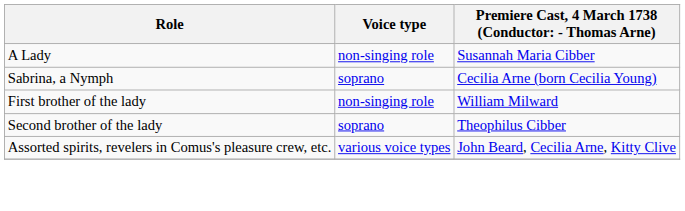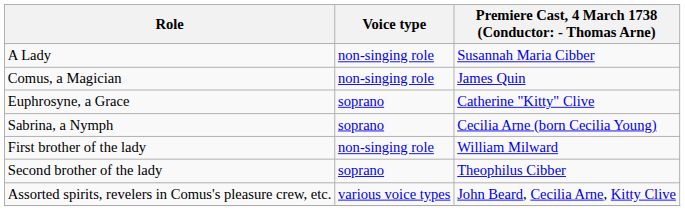+ row: (65, 78)
+ row: (69, 101)
